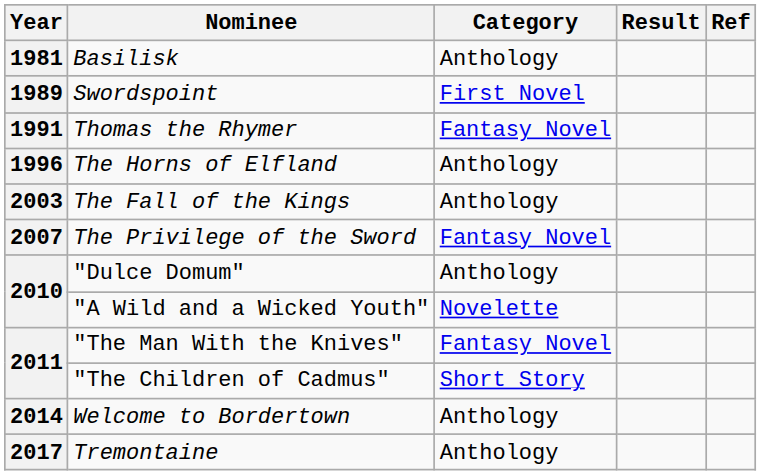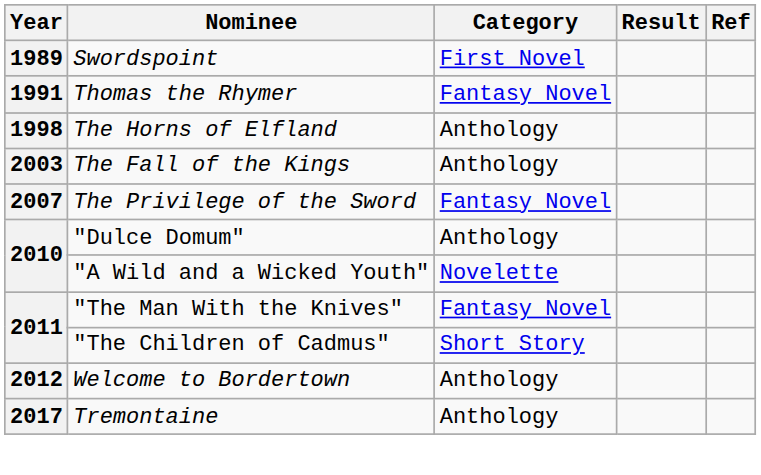- row: (126, 59)
(36, 166) 1996 -> (36, 130) 1998
(36, 417) 2014 -> (36, 381) 2012
